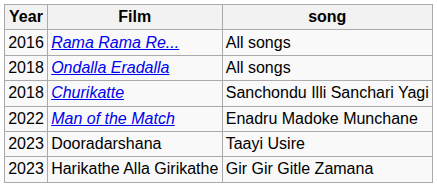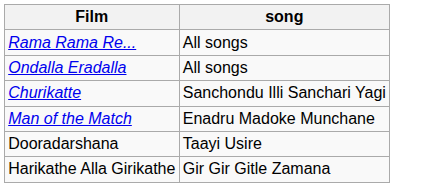- column: (26, 17)
